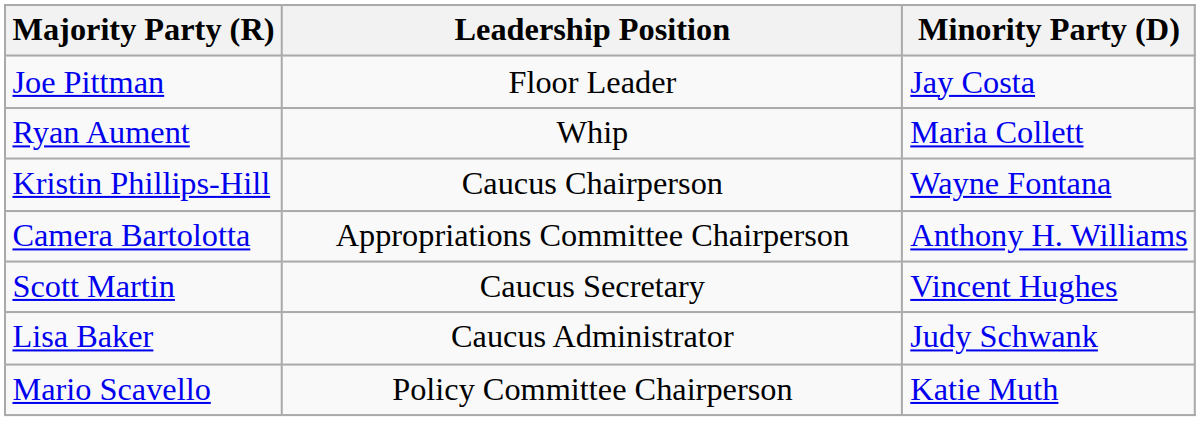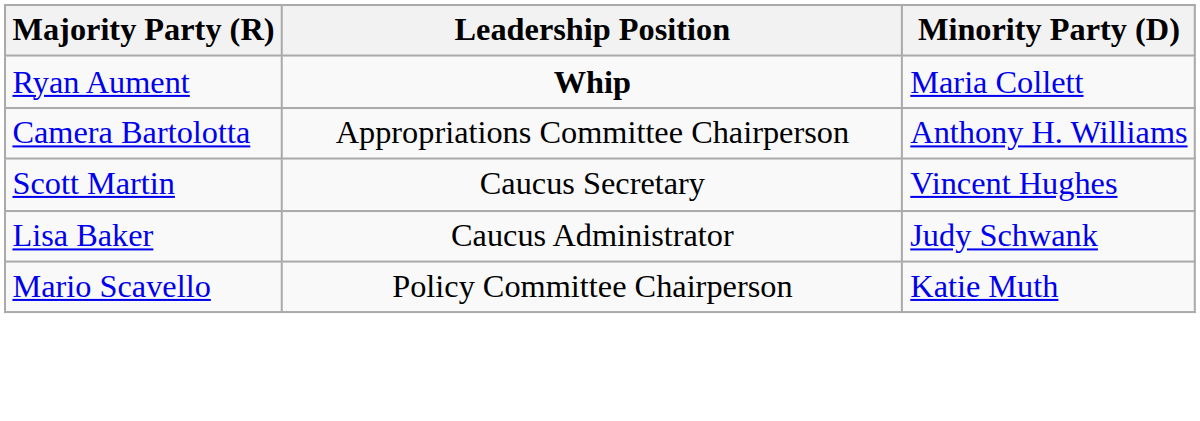- row: (88, 81)
(592, 132) normal -> (592, 81) bold
- row: (141, 183)
